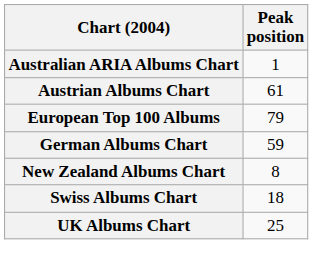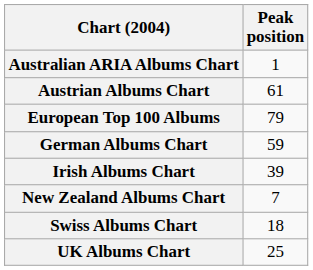+ row: (124, 171)
(275, 171) 8 -> (275, 198) 7
